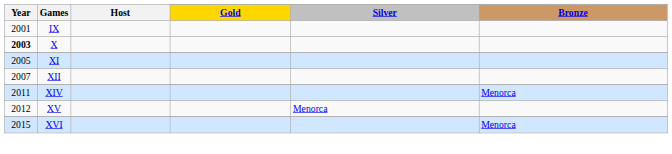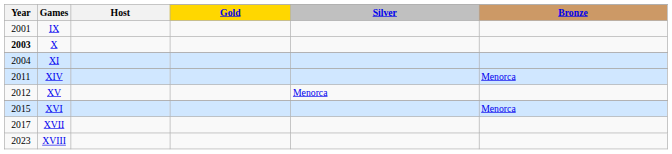(21, 60) 2005 -> (21, 60) 2004
- row: (54, 76)
+ row: (54, 124)
+ row: (54, 141)
